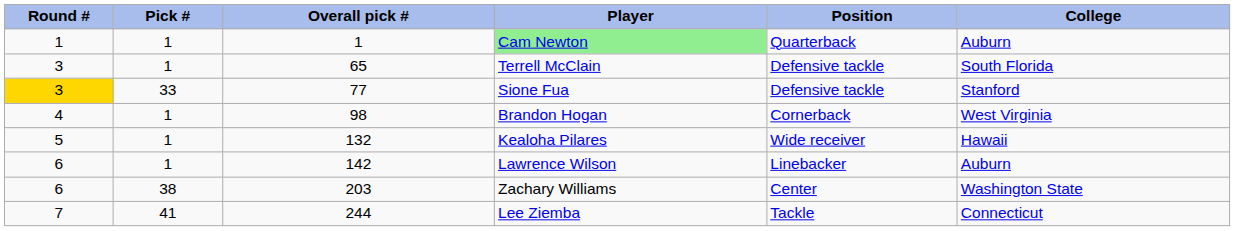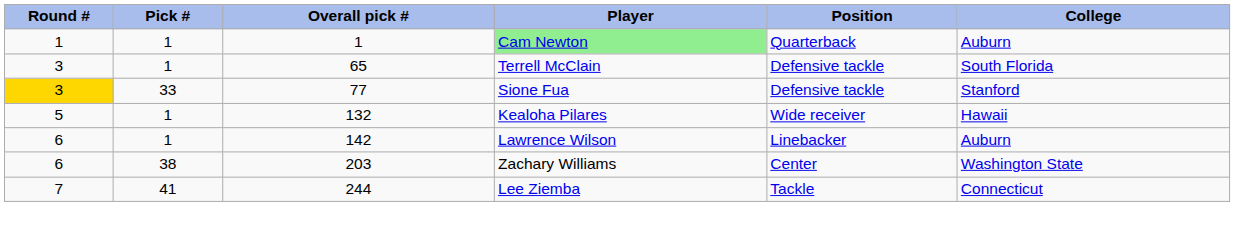- row: (552, 115)
